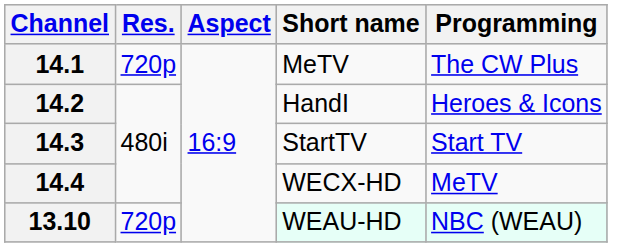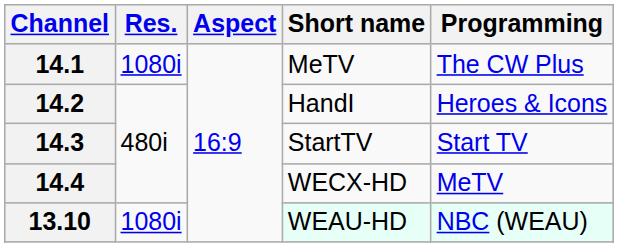(148, 63) 720p -> (151, 63) 1080i
(148, 222) 720p -> (151, 222) 1080i
